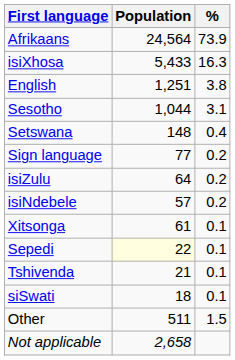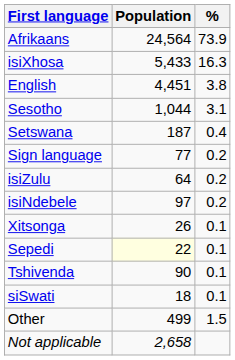(173, 86) 1,251 -> (173, 86) 4,451
(179, 132) 148 -> (179, 132) 187
(183, 202) 57 -> (183, 202) 97
(183, 226) 61 -> (183, 226) 26
(183, 272) 21 -> (183, 272) 90
(180, 319) 511 -> (179, 319) 499
